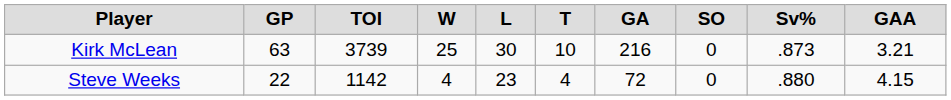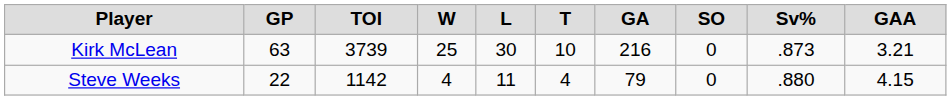(506, 79) 23 -> (506, 79) 11
(635, 79) 72 -> (635, 79) 79
